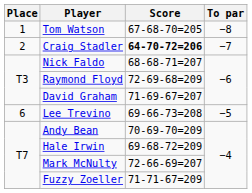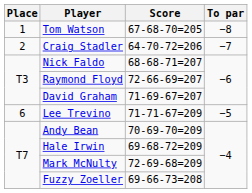(165, 46) bold -> (165, 46) normal
(165, 80) 72-69-68=209 -> (165, 80) 72-66-69=207
(165, 113) 69-66-73=208 -> (165, 113) 71-71-67=209
(165, 163) 72-66-69=207 -> (165, 163) 72-69-68=209
(165, 180) 71-71-67=209 -> (165, 180) 69-66-73=208
